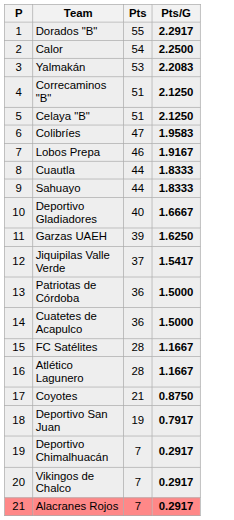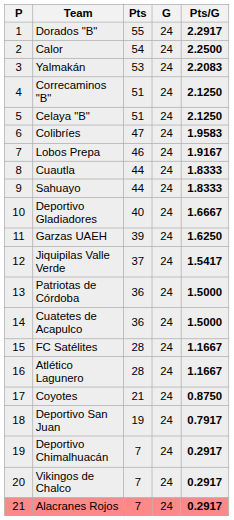+ column: (166, 13)
